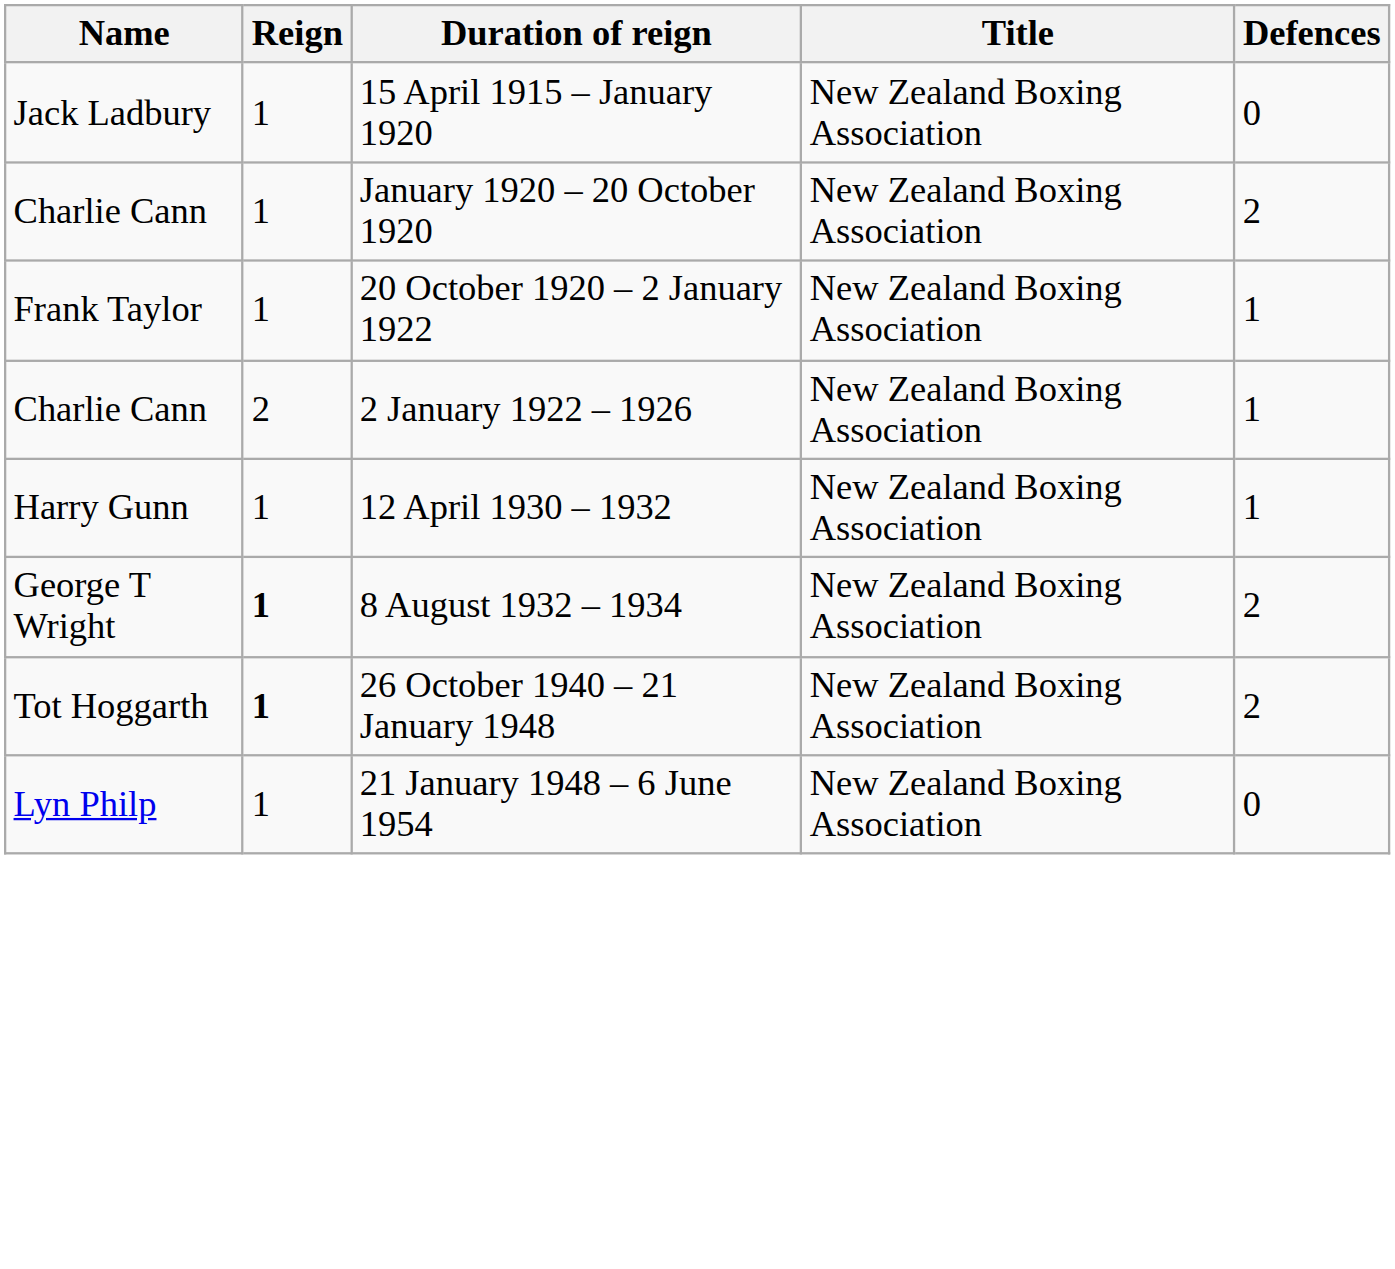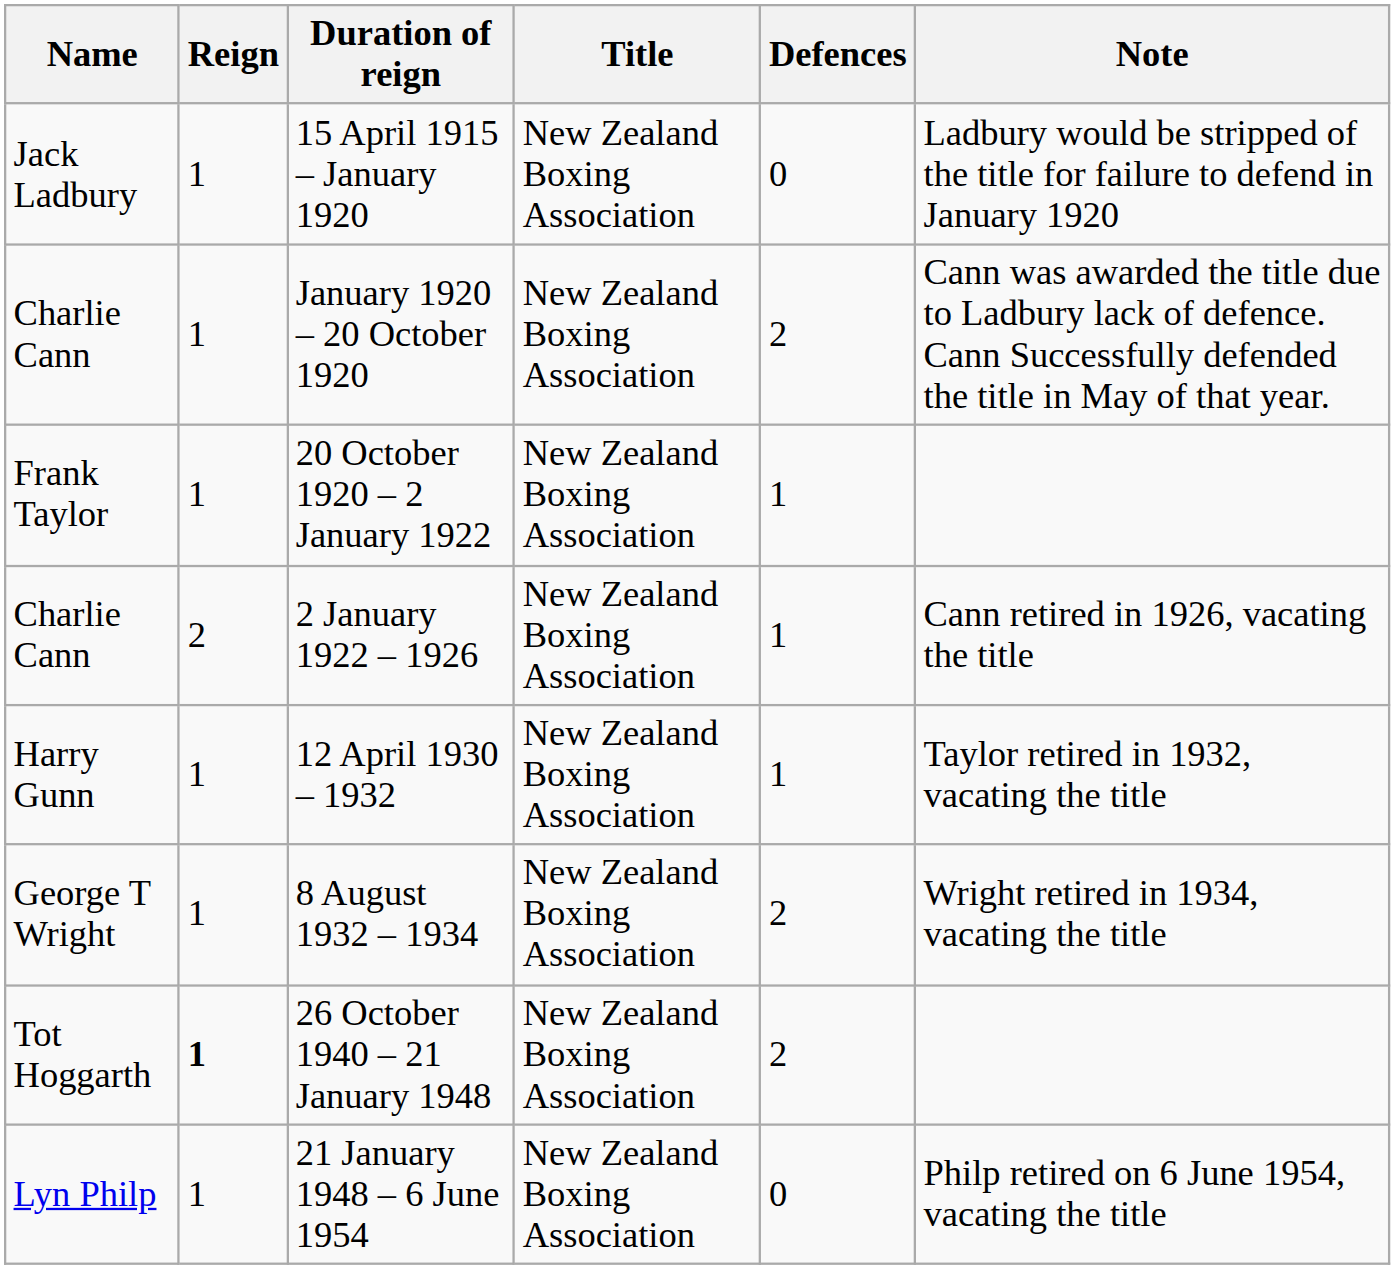+ column: (1152, 53)
(261, 606) bold -> (197, 914) normal
